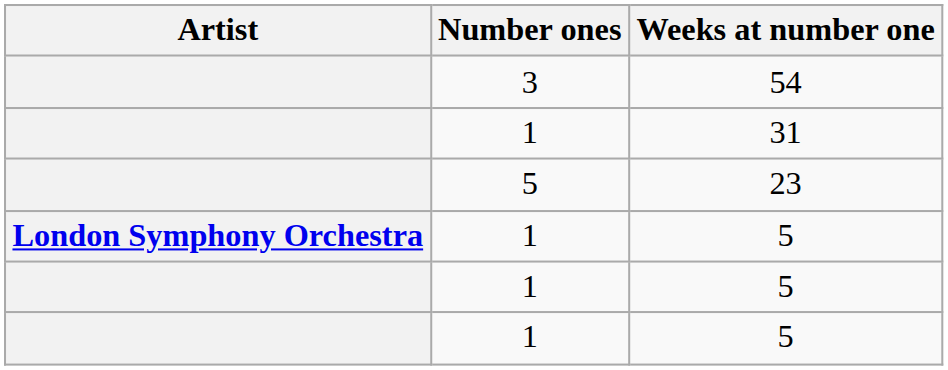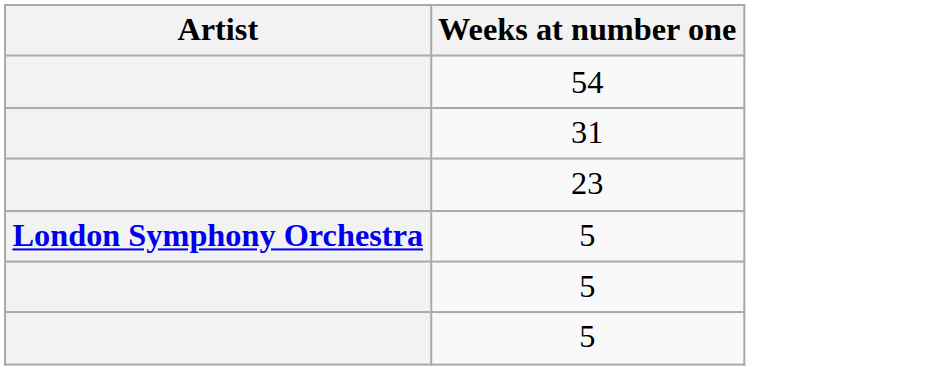- column: (530, 30)
